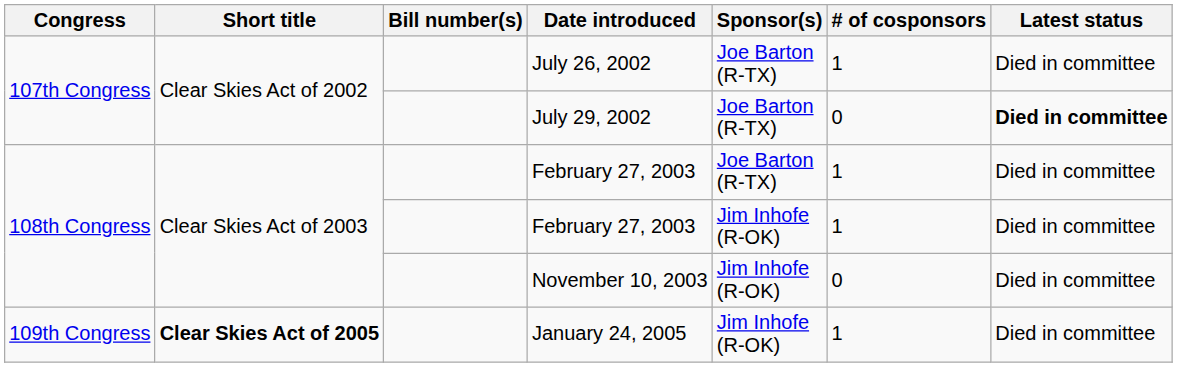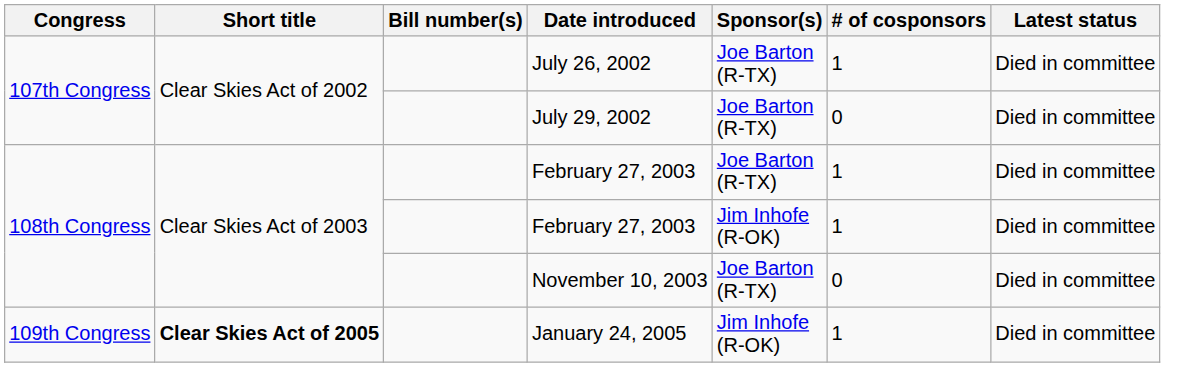(1081, 117) bold -> (1075, 117) normal
(763, 280) Jim Inhofe (R-OK) -> (765, 280) Joe Barton (R-TX)
